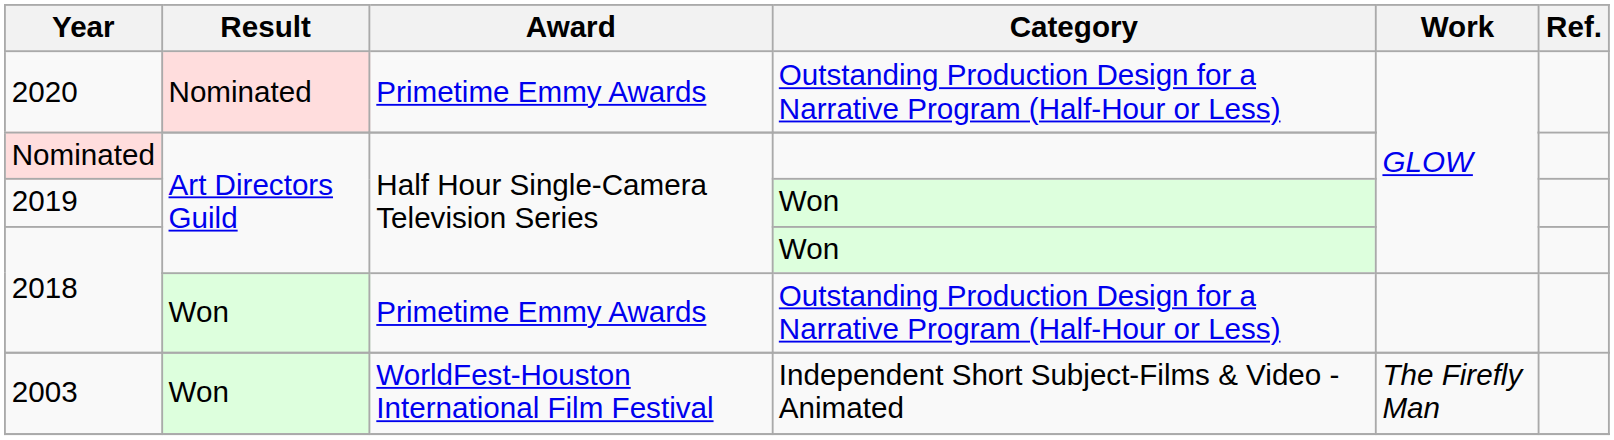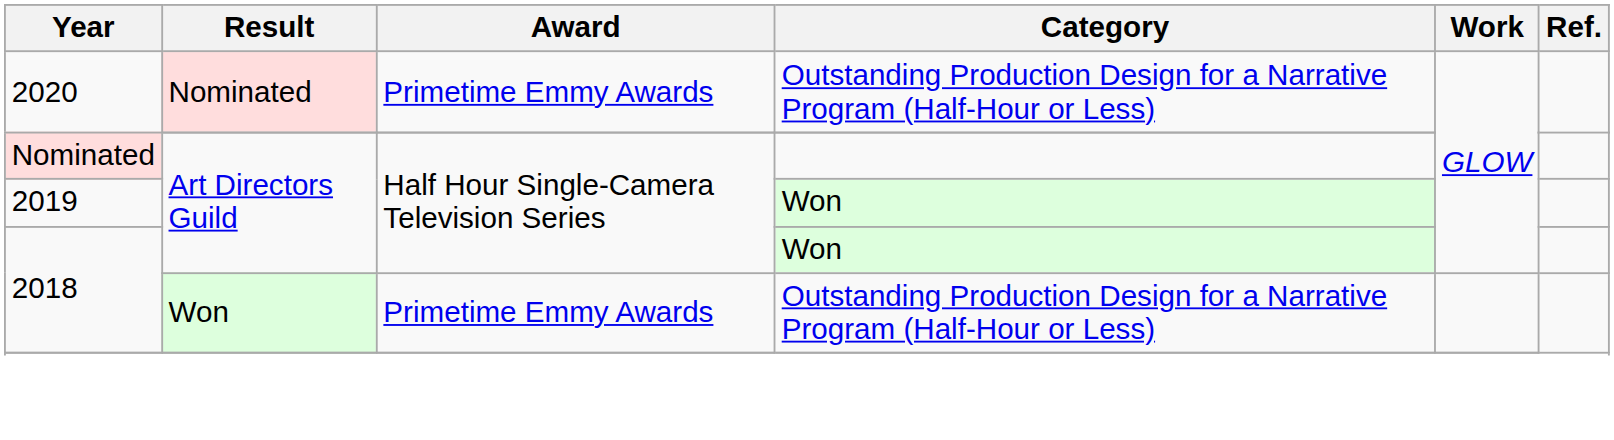- row: (45, 392)
